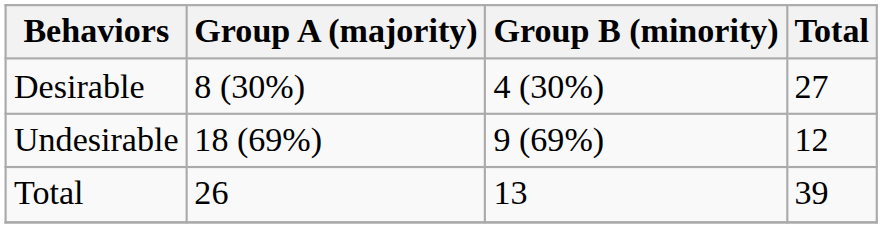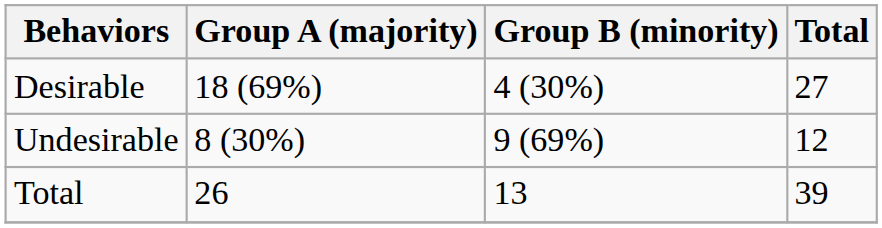(250, 85) 8 (30%) -> (258, 85) 18 (69%)
(258, 139) 18 (69%) -> (250, 139) 8 (30%)
